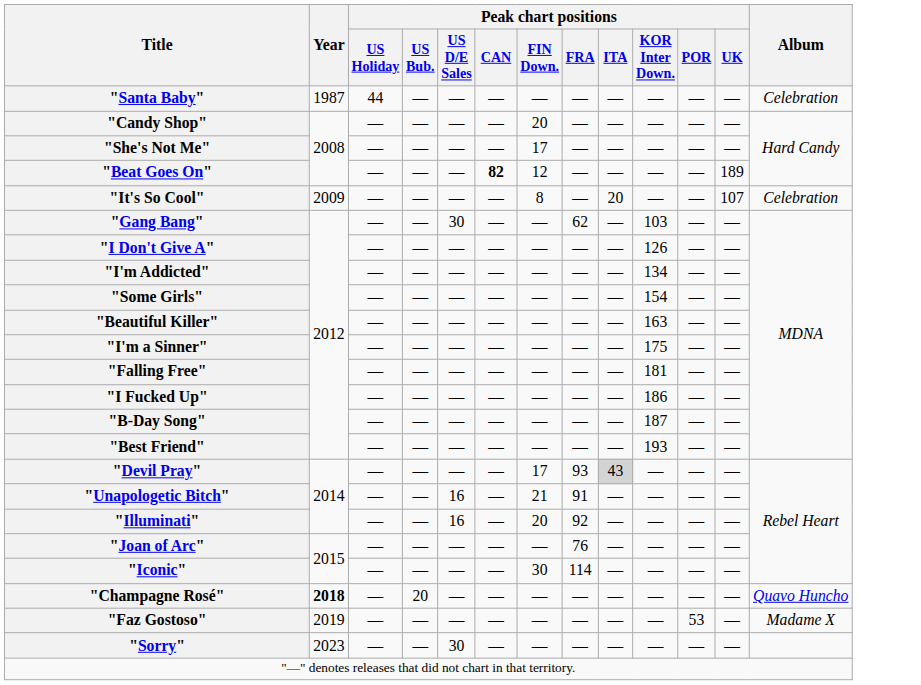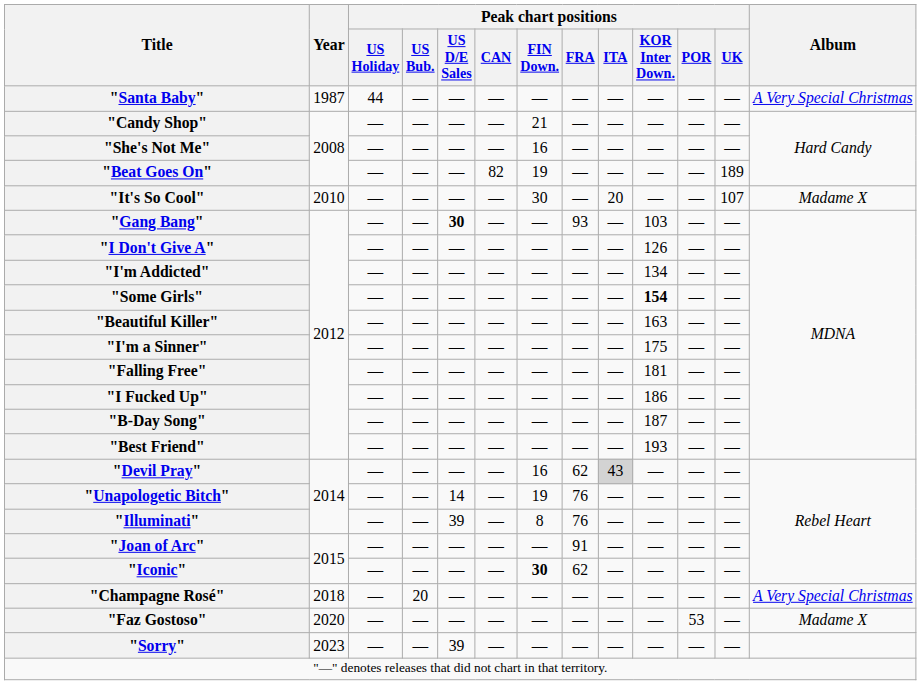(801, 98) Celebration -> (833, 98) A Very Special Christmas
(540, 123) 20 -> (540, 123) 21
(540, 148) 17 -> (540, 148) 16
(496, 172) bold -> (496, 172) normal
(540, 172) 12 -> (540, 172) 19
(329, 197) 2009 -> (329, 197) 2010
(540, 197) 8 -> (540, 197) 30
(801, 197) Celebration -> (833, 197) Madame X
(456, 222) normal -> (456, 222) bold
(580, 222) 62 -> (580, 222) 93
(656, 297) normal -> (656, 297) bold
(540, 471) 17 -> (540, 471) 16
(580, 471) 93 -> (580, 471) 62
(456, 496) 16 -> (456, 496) 14
(540, 496) 21 -> (540, 496) 19
(580, 496) 91 -> (580, 496) 76
(456, 521) 16 -> (456, 521) 39
(540, 521) 20 -> (540, 521) 8
(580, 521) 92 -> (580, 521) 76
(580, 546) 76 -> (580, 546) 91
(540, 570) normal -> (540, 570) bold
(580, 570) 114 -> (580, 570) 62
(329, 595) bold -> (329, 595) normal
(801, 595) Quavo Huncho -> (833, 595) A Very Special Christmas
(329, 620) 2019 -> (329, 620) 2020
(456, 645) 30 -> (456, 645) 39
